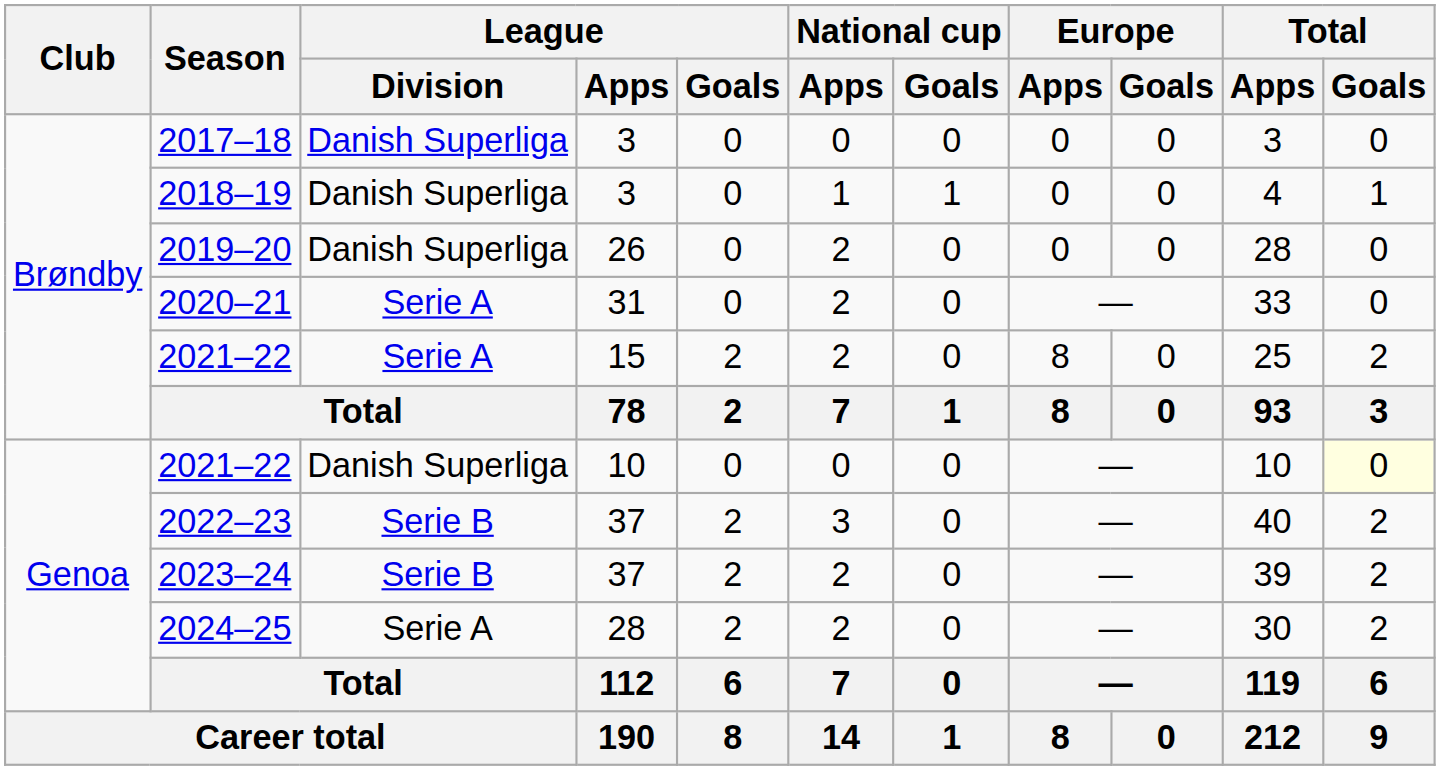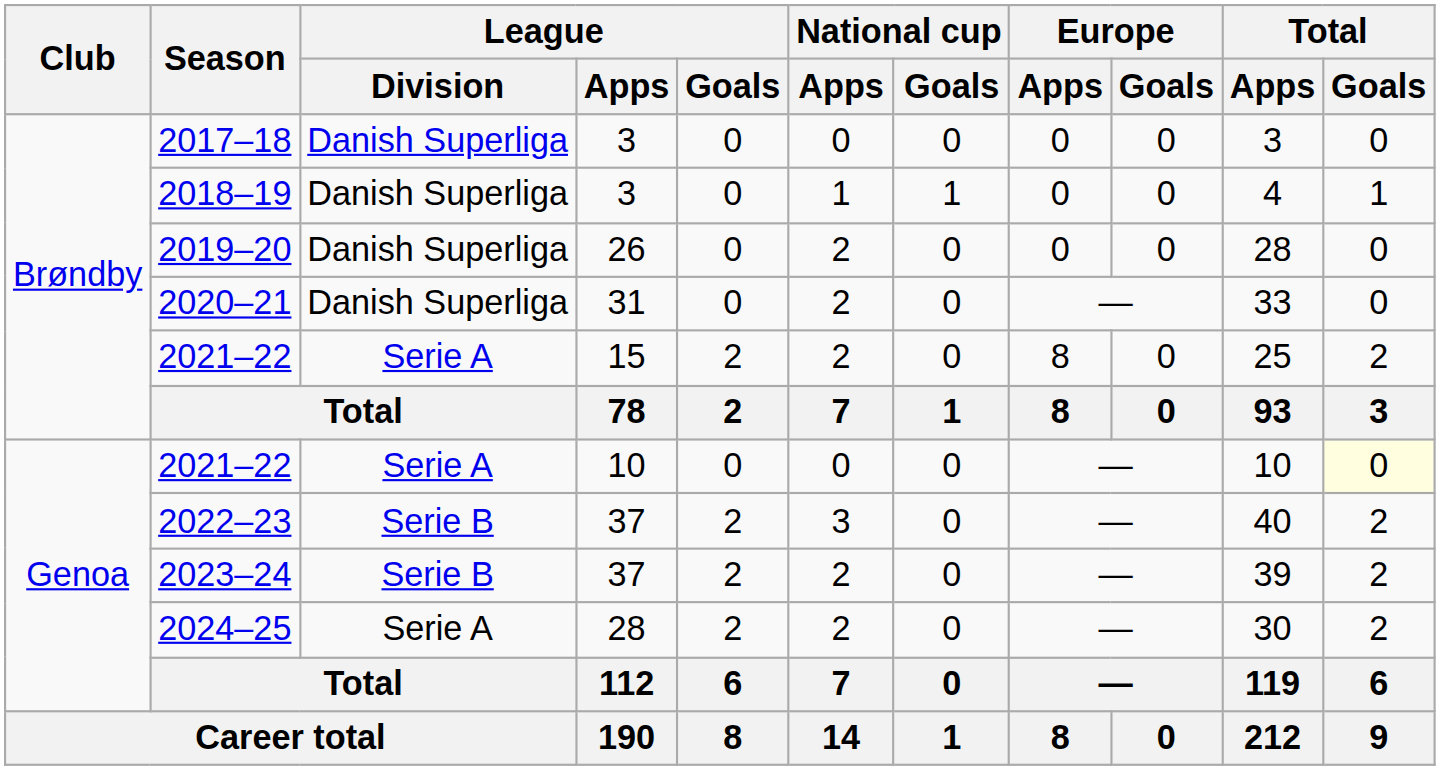(438, 303) Serie A -> (438, 303) Danish Superliga
(438, 466) Danish Superliga -> (438, 466) Serie A
